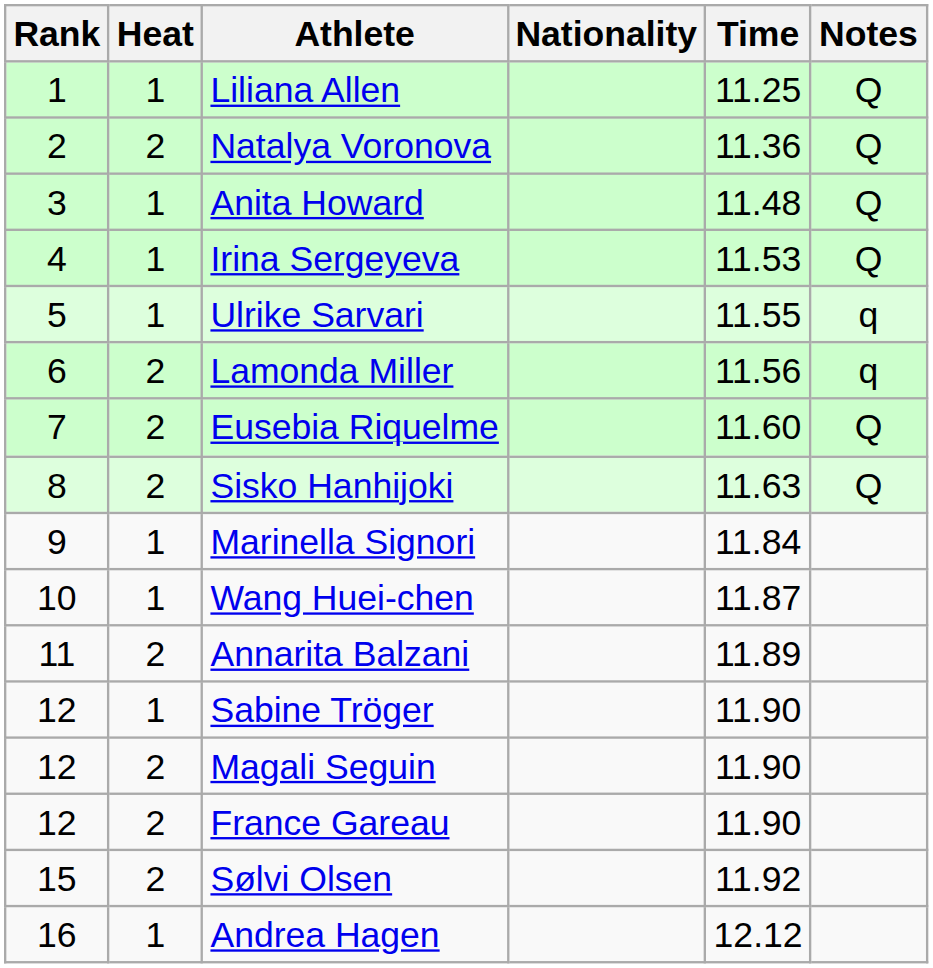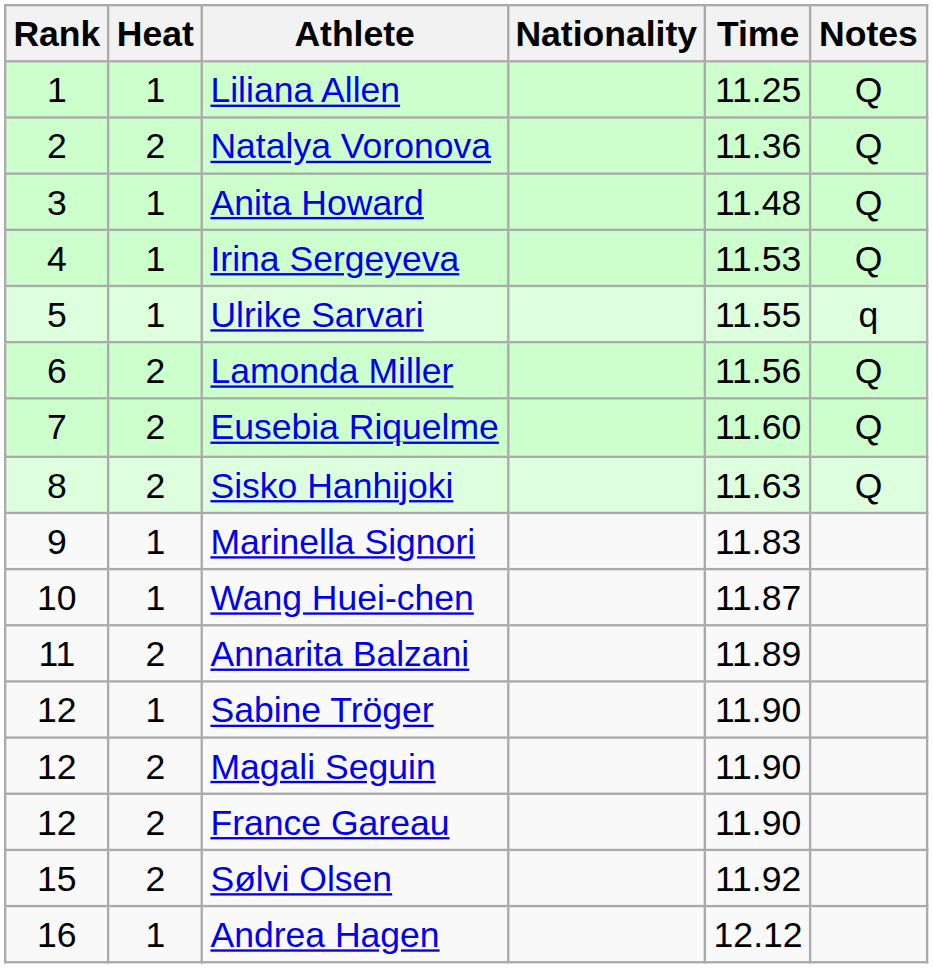(868, 371) q -> (868, 371) Q
(758, 540) 11.84 -> (758, 540) 11.83
